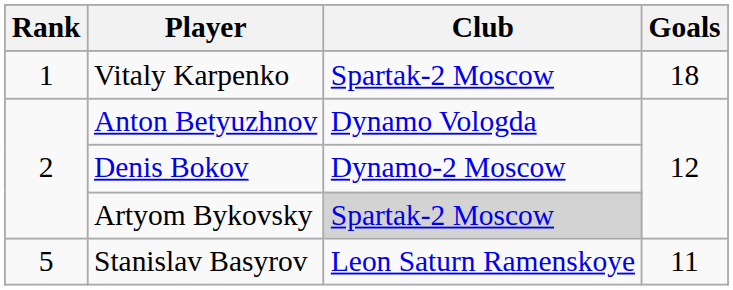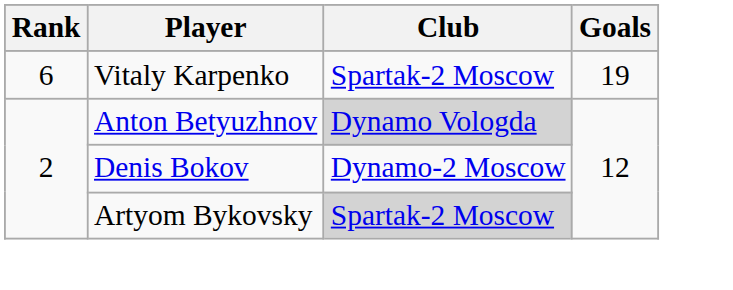(46, 74) 1 -> (46, 74) 6
(685, 74) 18 -> (615, 74) 19
(434, 121) no background -> (434, 121) lightgrey background
- row: (201, 261)
